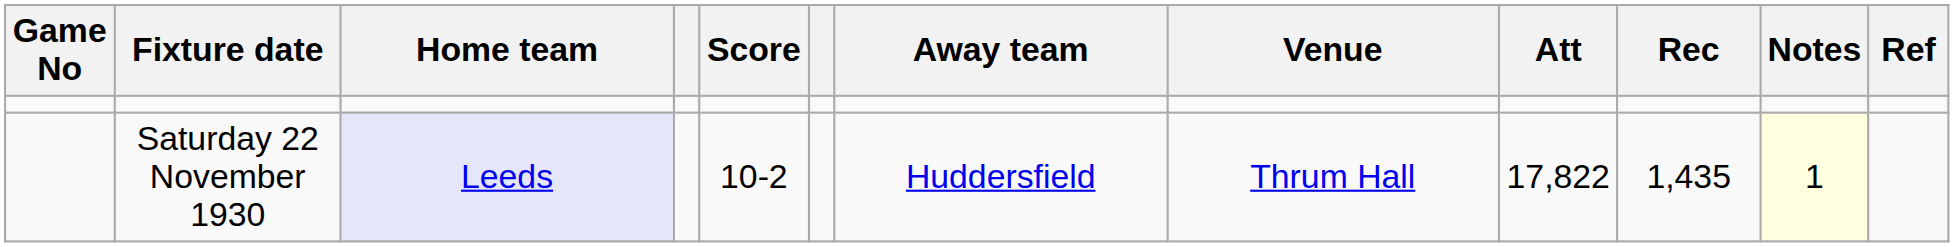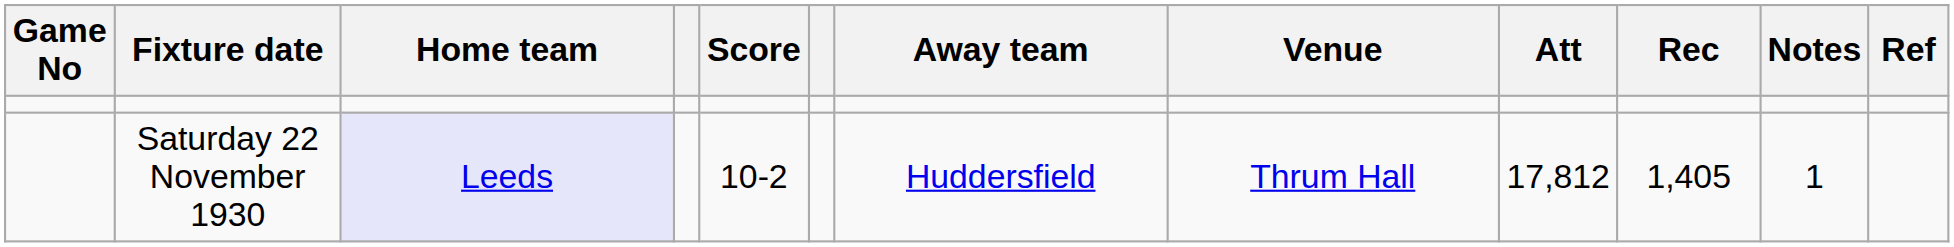(1558, 176) 17,822 -> (1558, 176) 17,812
(1689, 176) 1,435 -> (1689, 176) 1,405
(1814, 176) lightyellow background -> (1814, 176) no background
